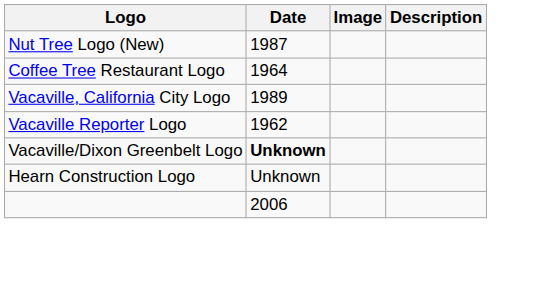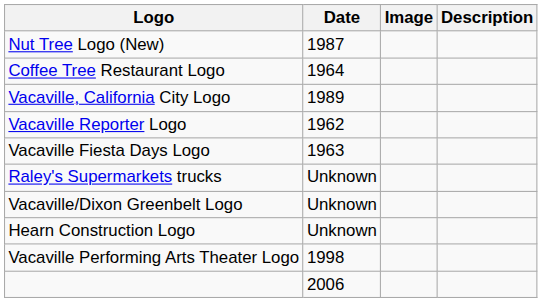+ row: (109, 151)
+ row: (115, 177)
(288, 151) bold -> (342, 204) normal
+ row: (154, 257)
